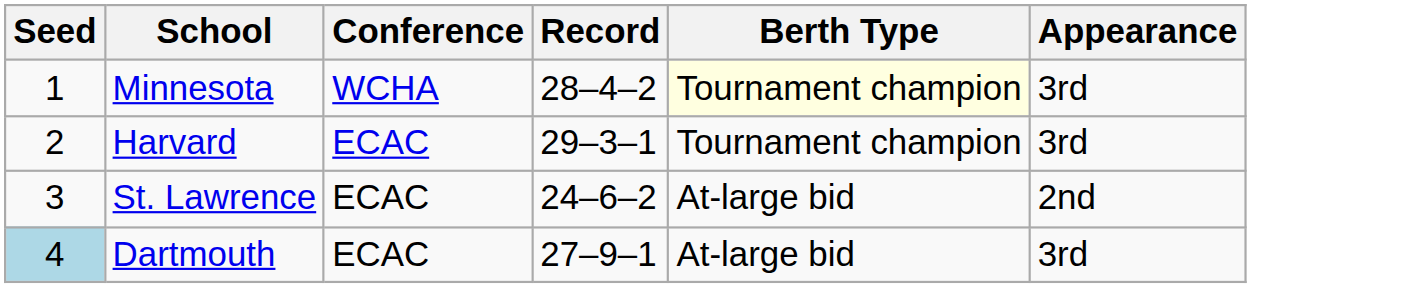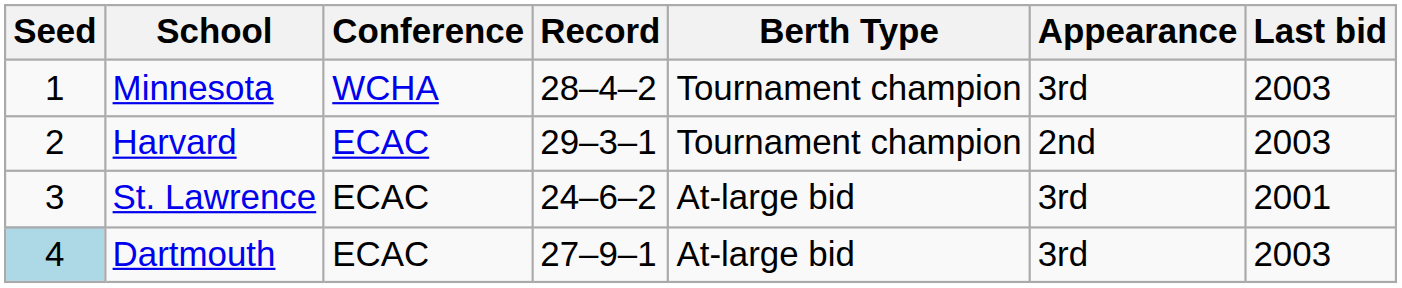+ column: (1320, 32)
(849, 87) lightyellow background -> (849, 87) no background
(1063, 142) 3rd -> (1067, 142) 2nd
(1067, 198) 2nd -> (1063, 198) 3rd
